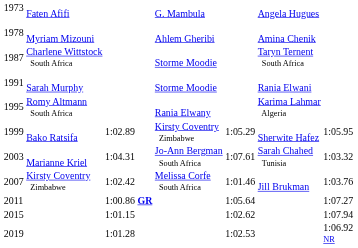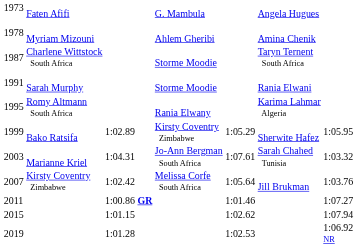(240, 181) 1:01.46 -> (240, 181) 1:05.64
(240, 201) 1:05.64 -> (240, 201) 1:01.46
